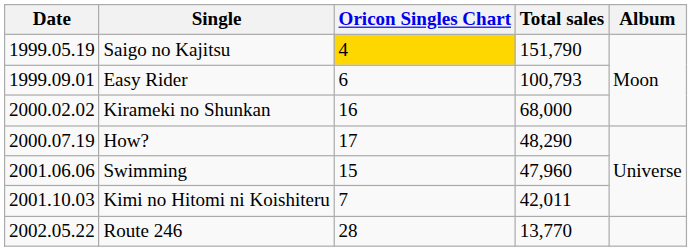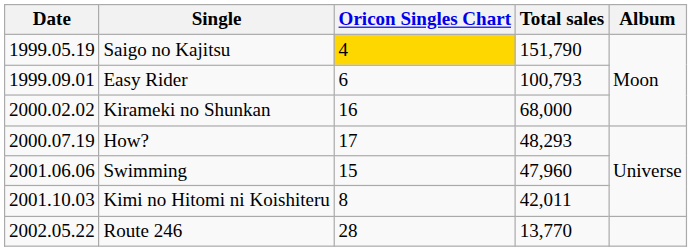(546, 140) 48,290 -> (546, 140) 48,293
(343, 200) 7 -> (343, 200) 8
